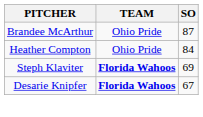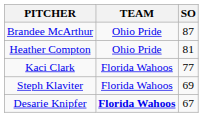(188, 49) 84 -> (188, 49) 81
+ row: (50, 67)
(137, 67) bold -> (137, 85) normal
